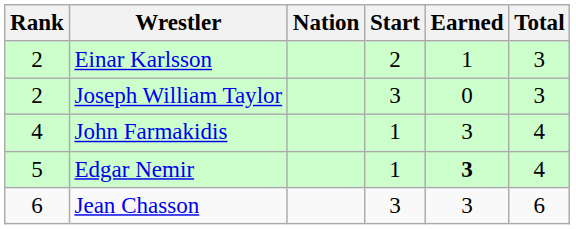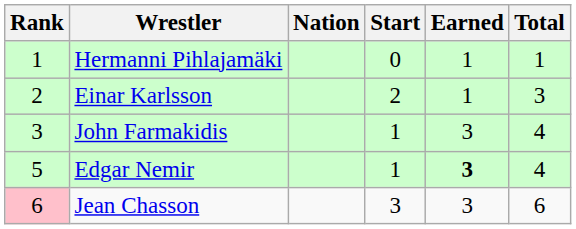+ row: (178, 59)
- row: (178, 95)
(37, 132) 4 -> (37, 132) 3
(37, 205) no background -> (37, 205) pink background
